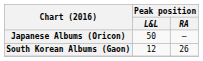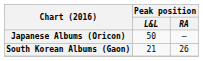(151, 50) 12 -> (151, 50) 21
